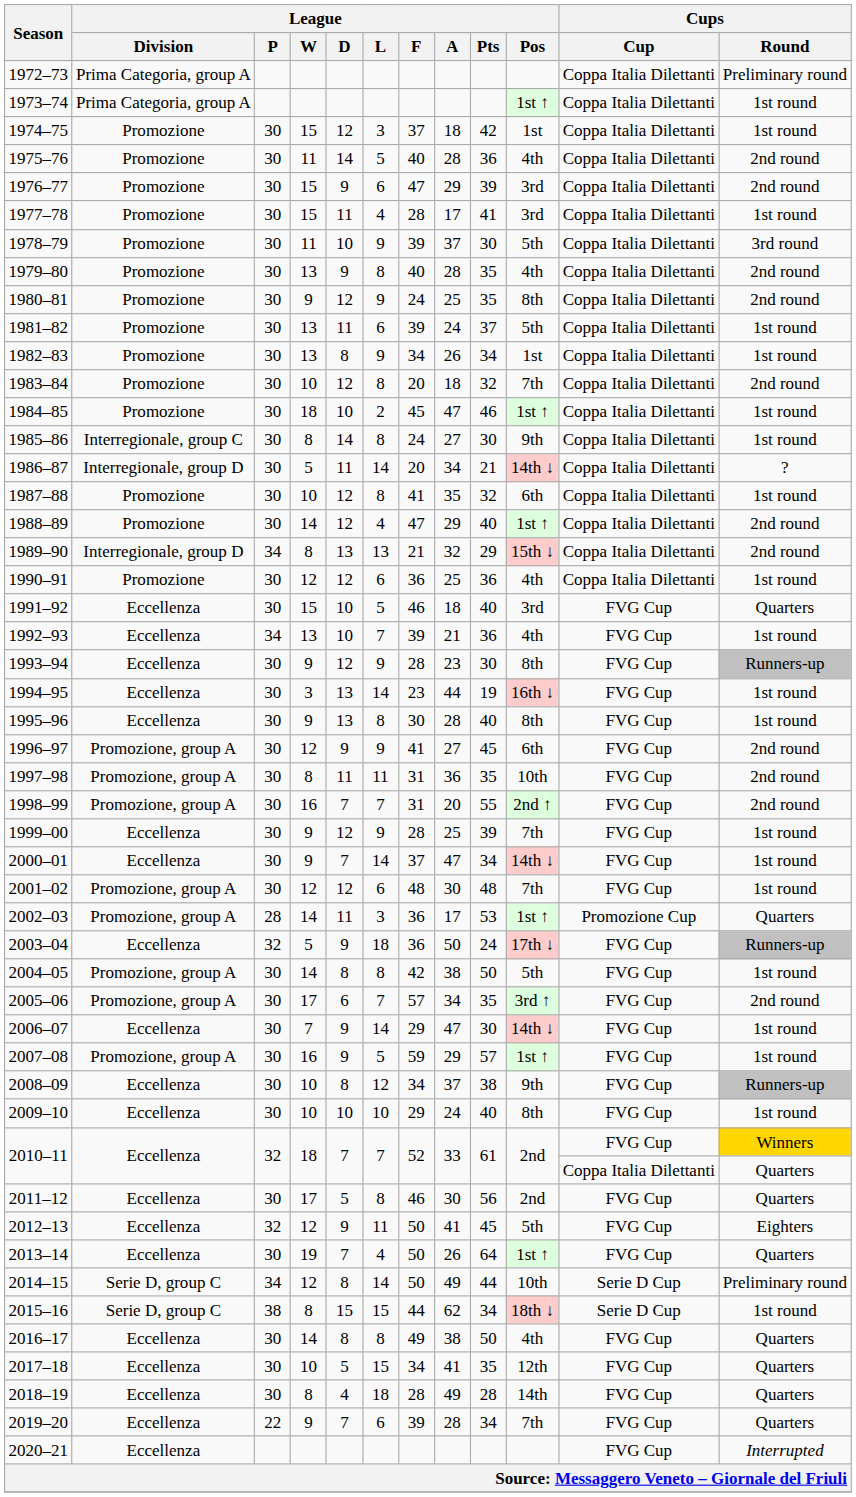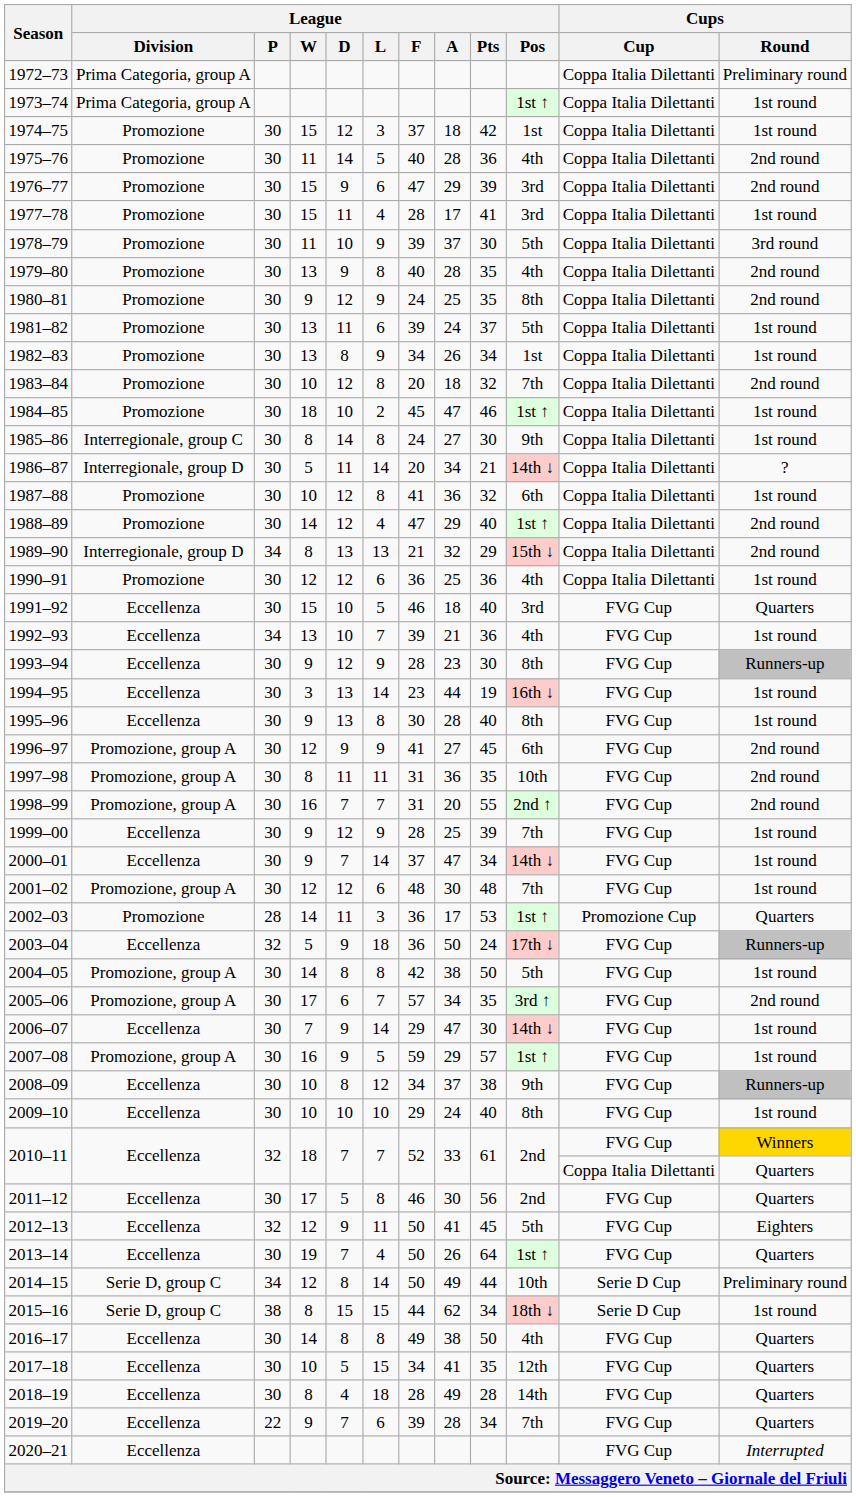(452, 495) 35 -> (452, 495) 36
(163, 916) Promozione, group A -> (163, 916) Promozione
